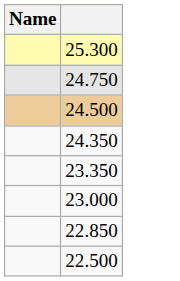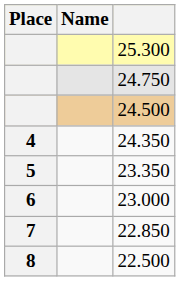+ column: (31, 19)
